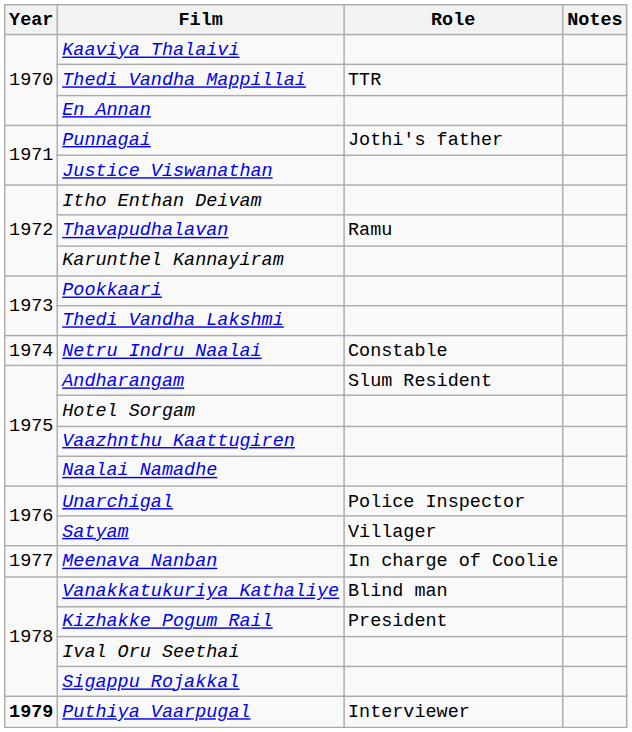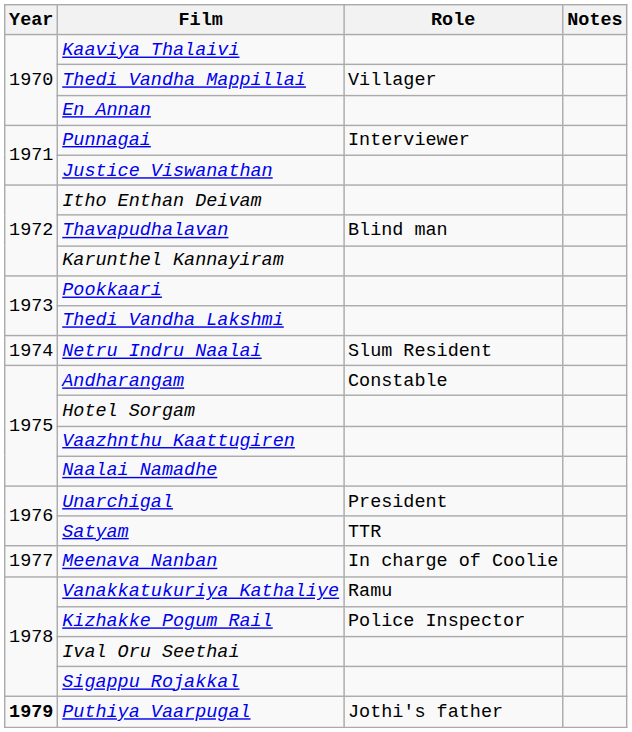(365, 80) TTR -> (392, 80) Villager
(426, 140) Jothi's father -> (409, 140) Interviewer
(370, 230) Ramu -> (398, 230) Blind man
(398, 351) Constable -> (420, 351) Slum Resident
(420, 381) Slum Resident -> (398, 381) Constable
(437, 501) Police Inspector -> (398, 501) President
(392, 531) Villager -> (365, 531) TTR
(398, 591) Blind man -> (370, 591) Ramu
(398, 621) President -> (437, 621) Police Inspector
(409, 712) Interviewer -> (426, 712) Jothi's father
